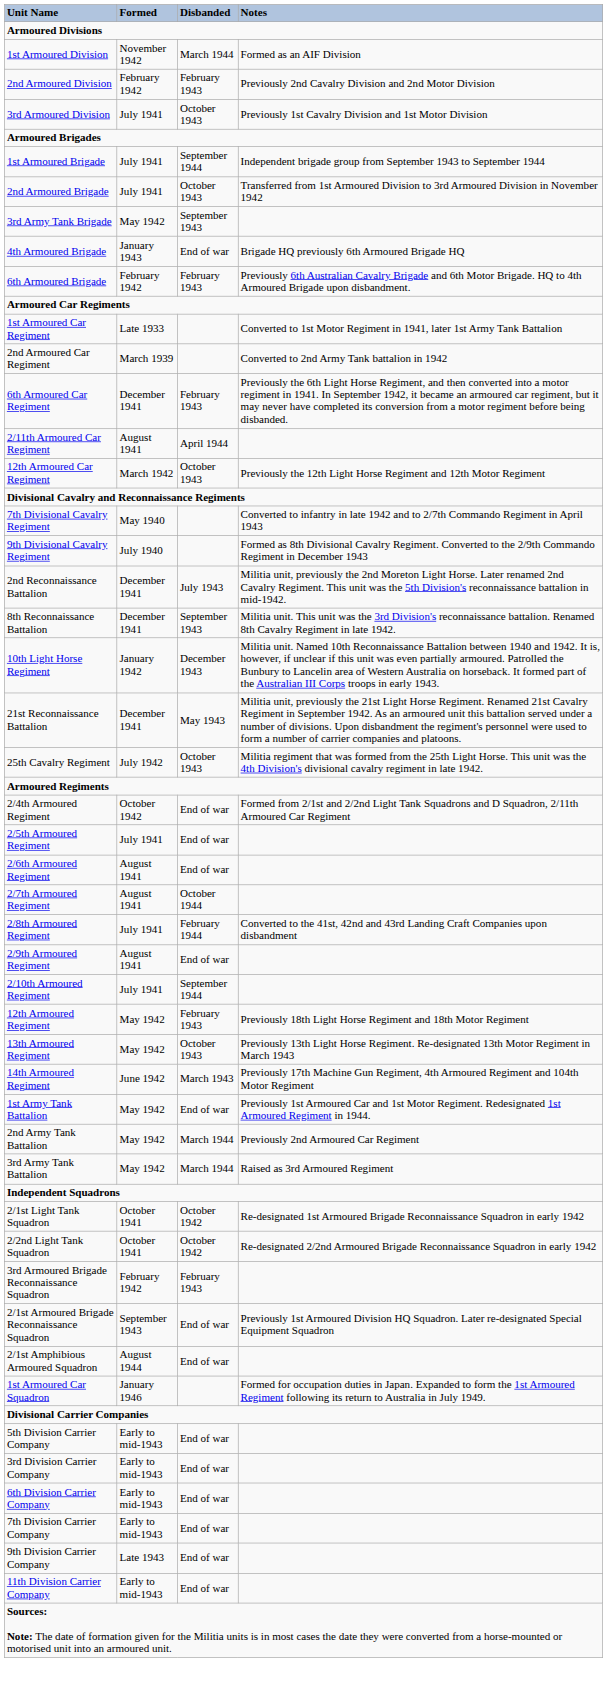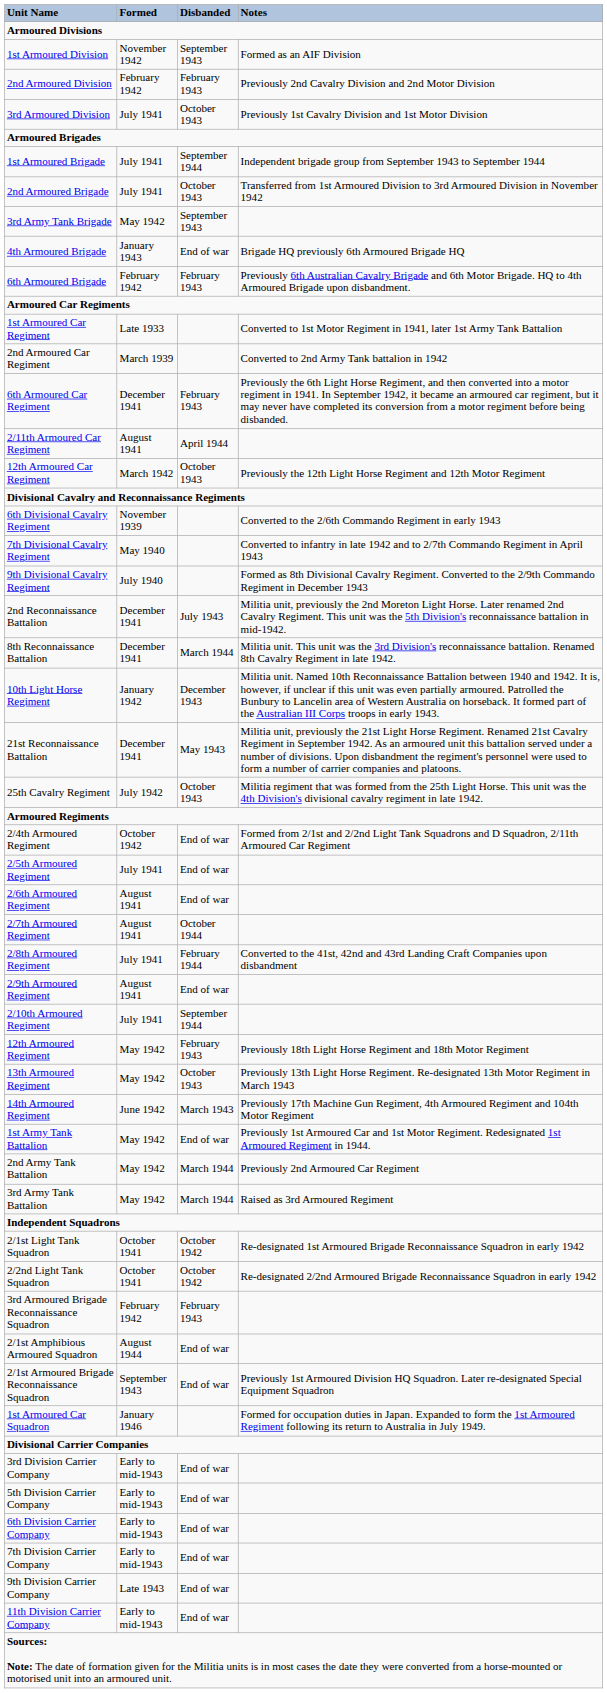(207, 54) March 1944 -> (204, 54) September 1943
+ row: (57, 520)
(204, 623) September 1943 -> (207, 653) March 1944
rows swapped: (60, 1325) <-> (52, 1361)
rows swapped: (52, 1468) <-> (51, 1438)
